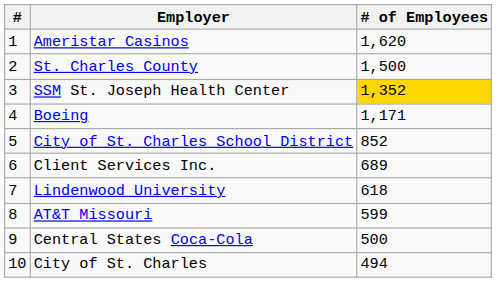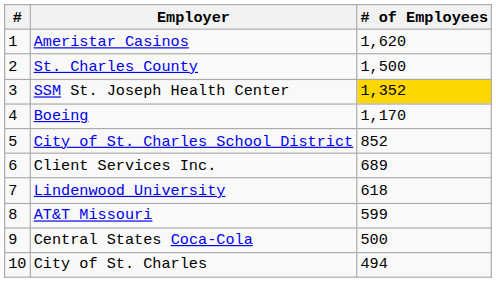(383, 116) 1,171 -> (383, 116) 1,170
